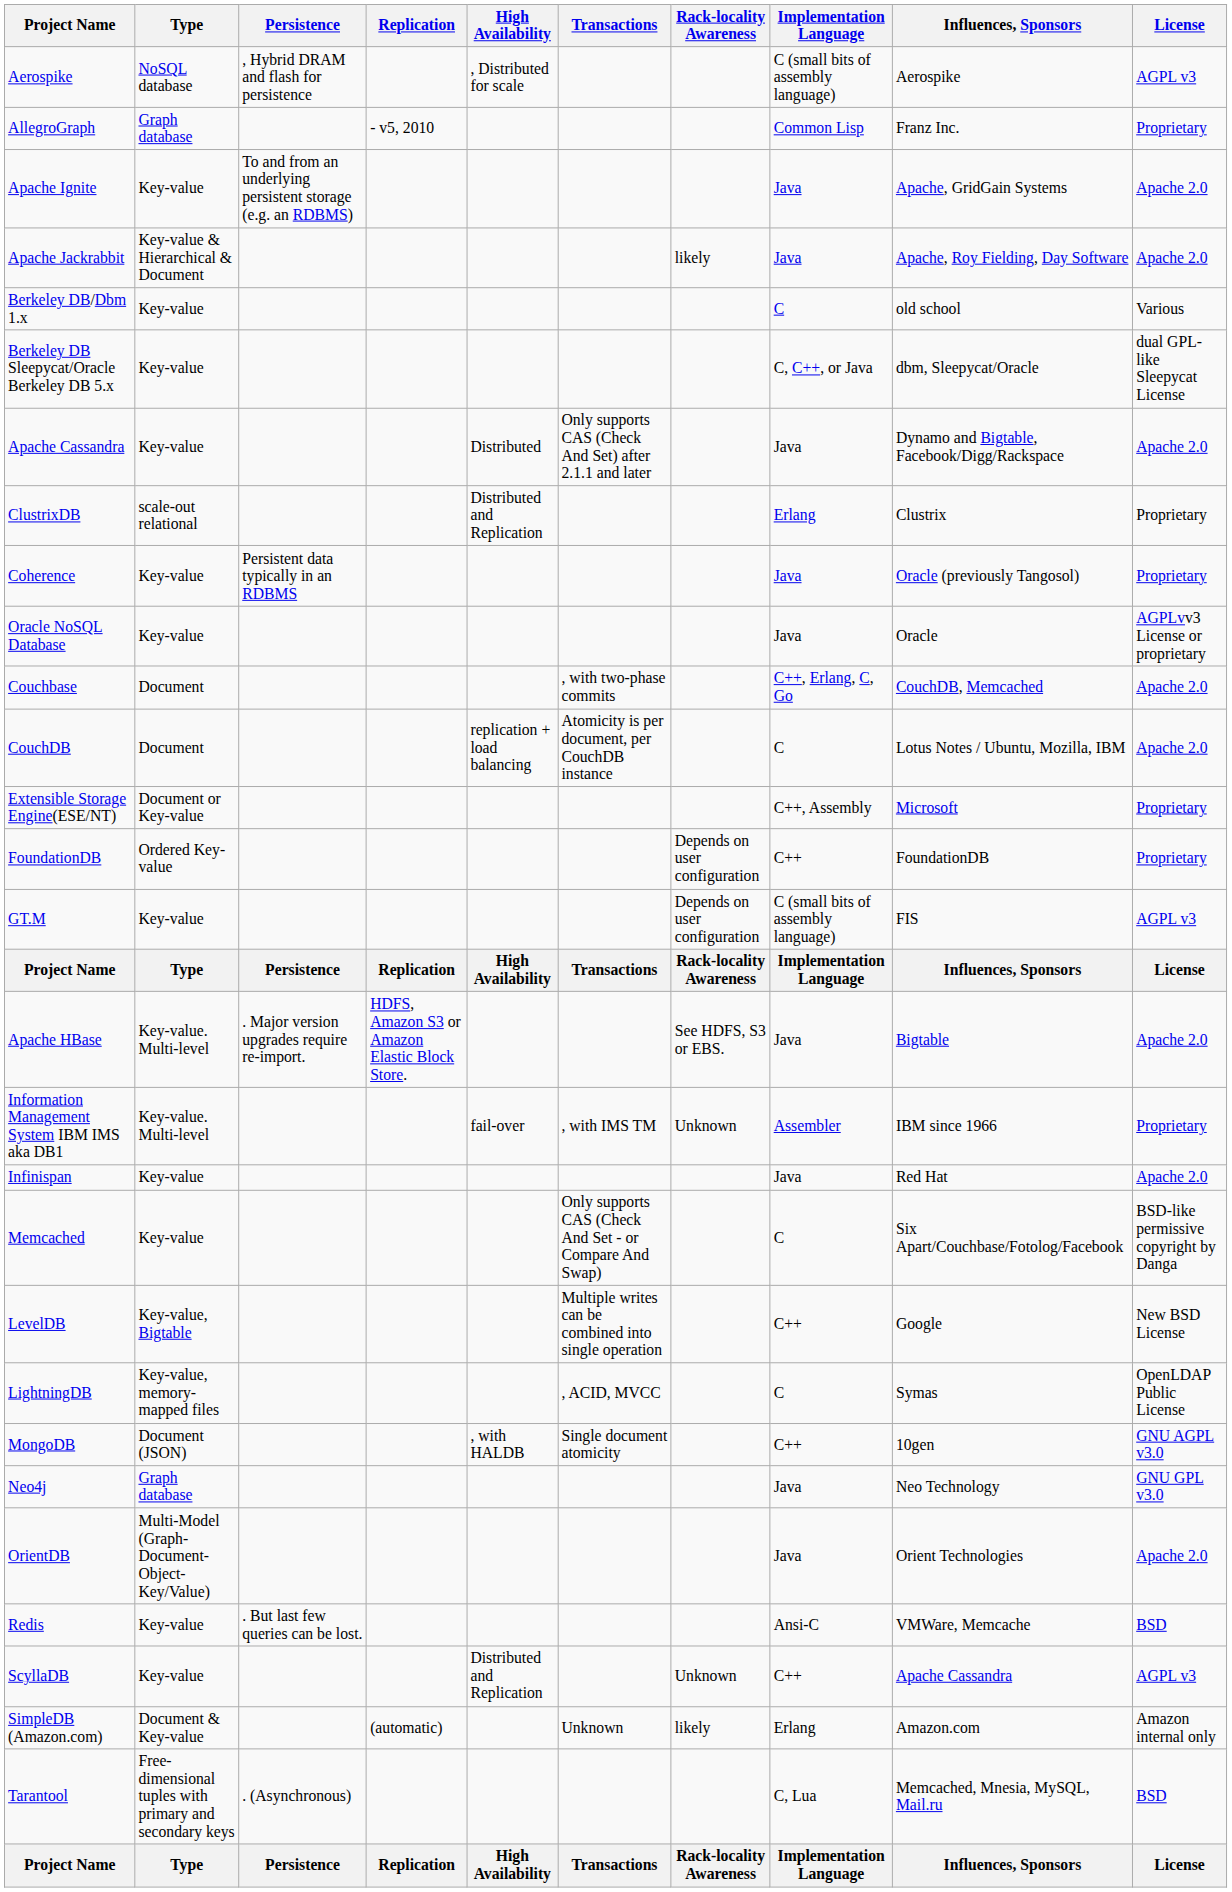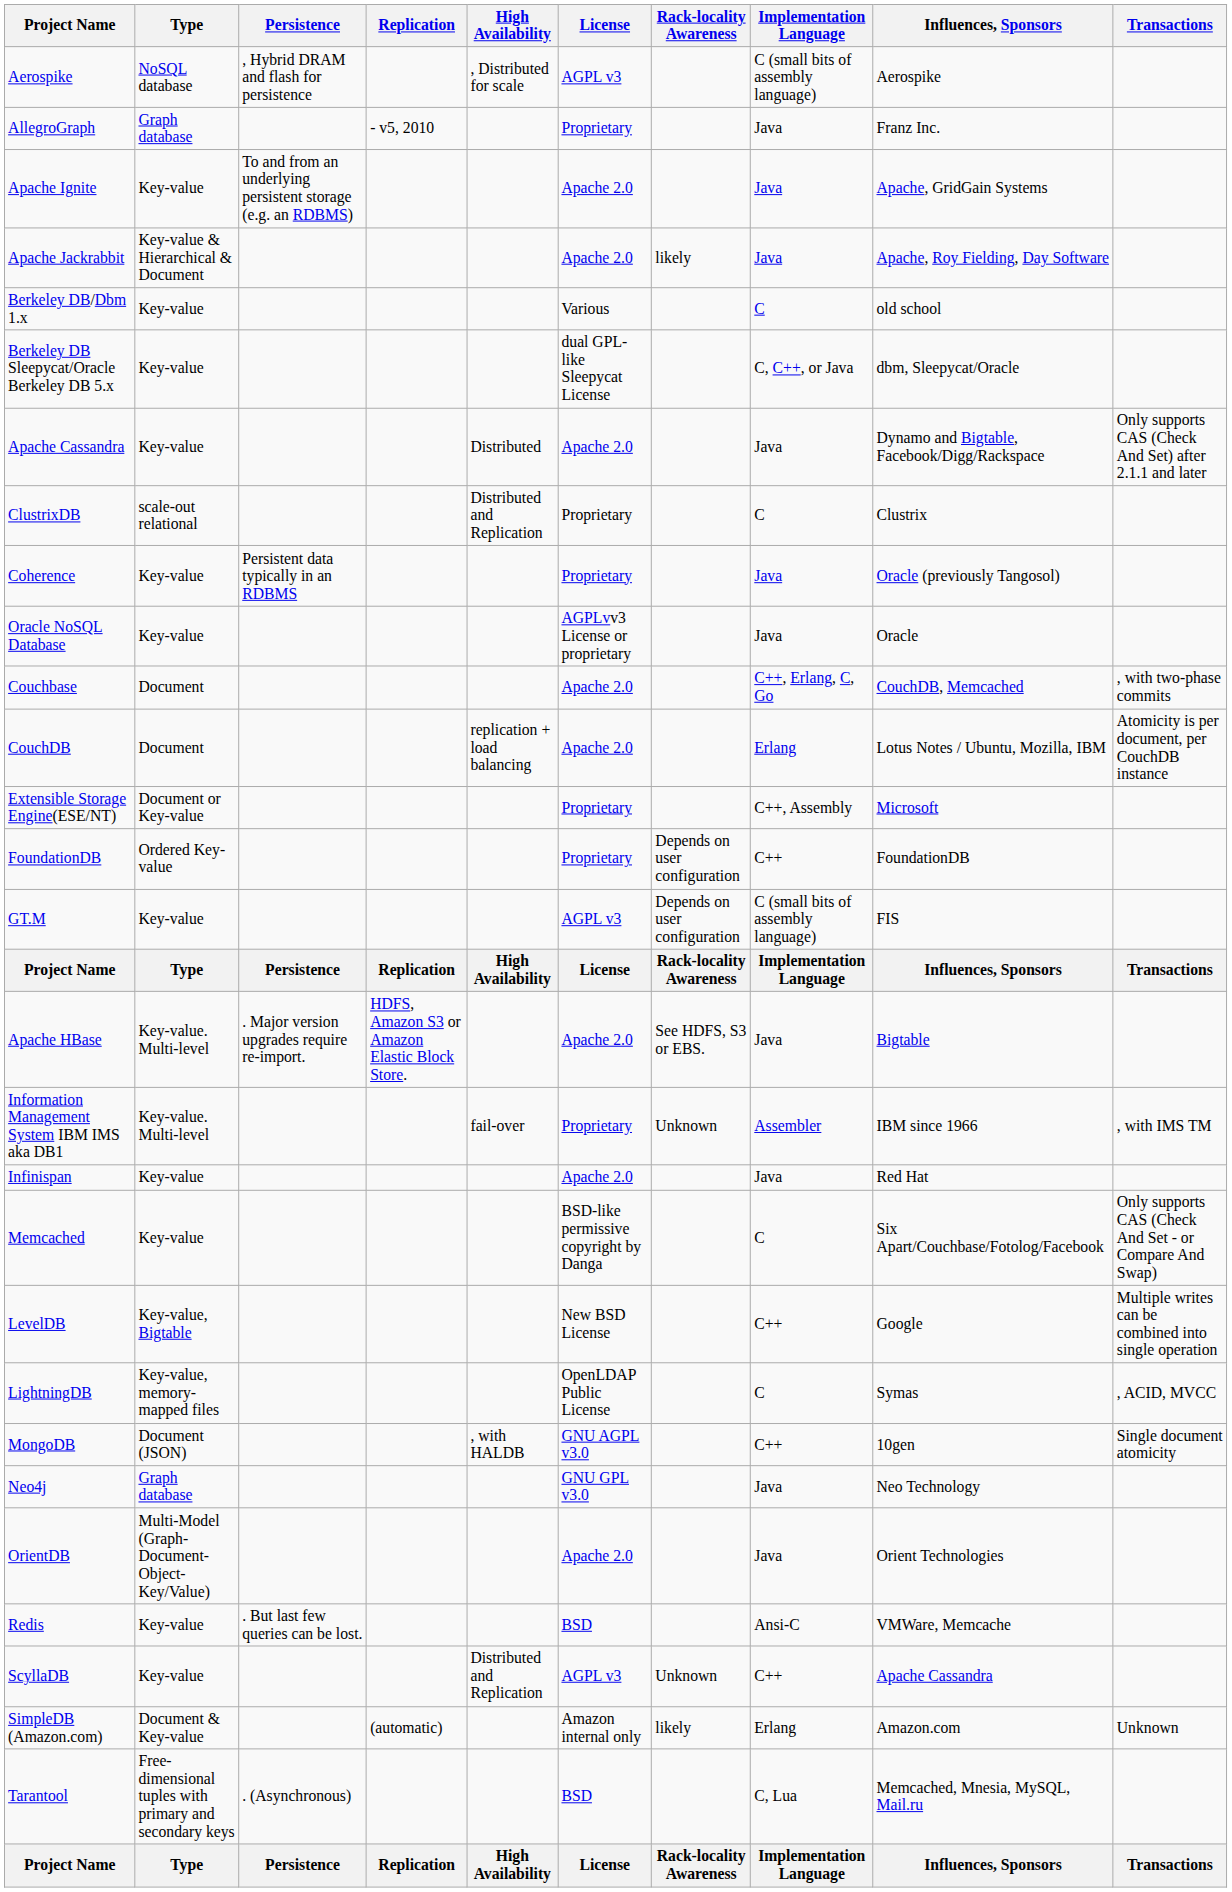columns swapped: (614, 25) <-> (1180, 25)
(819, 128) Common Lisp -> (768, 128) Java
(795, 515) Erlang -> (760, 515) C
(779, 747) C -> (775, 747) Erlang
